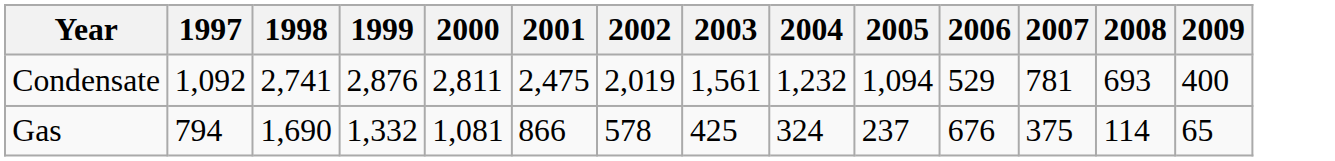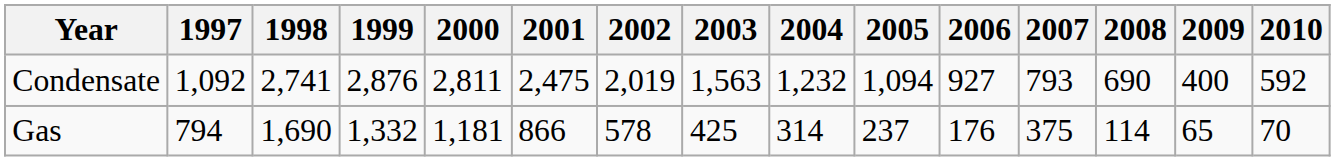+ column: (1291, 29)
(726, 79) 1,561 -> (726, 79) 1,563
(971, 79) 529 -> (971, 79) 927
(1049, 79) 781 -> (1049, 79) 793
(1127, 79) 693 -> (1127, 79) 690
(468, 130) 1,081 -> (468, 130) 1,181
(800, 130) 324 -> (800, 130) 314
(971, 130) 676 -> (971, 130) 176
